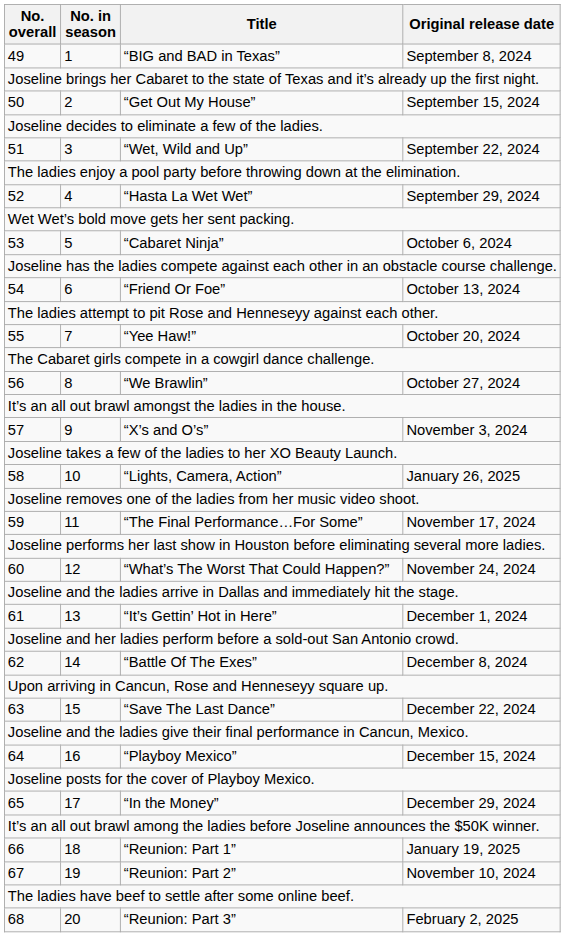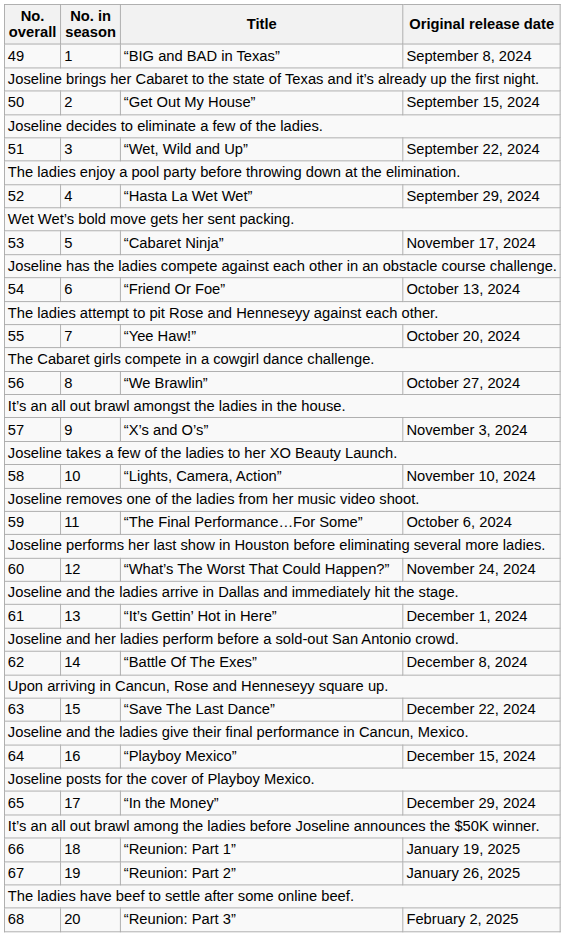(459, 242) October 6, 2024 -> (471, 242) November 17, 2024
(463, 476) January 26, 2025 -> (471, 476) November 10, 2024
(471, 522) November 17, 2024 -> (459, 522) October 6, 2024
(471, 873) November 10, 2024 -> (463, 873) January 26, 2025
